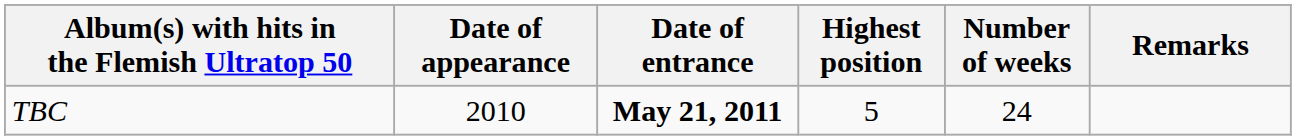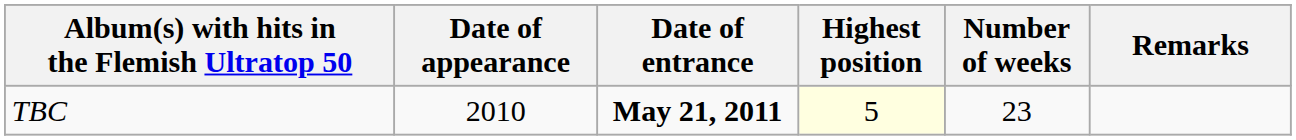(871, 109) no background -> (871, 109) lightyellow background
(1017, 109) 24 -> (1017, 109) 23
